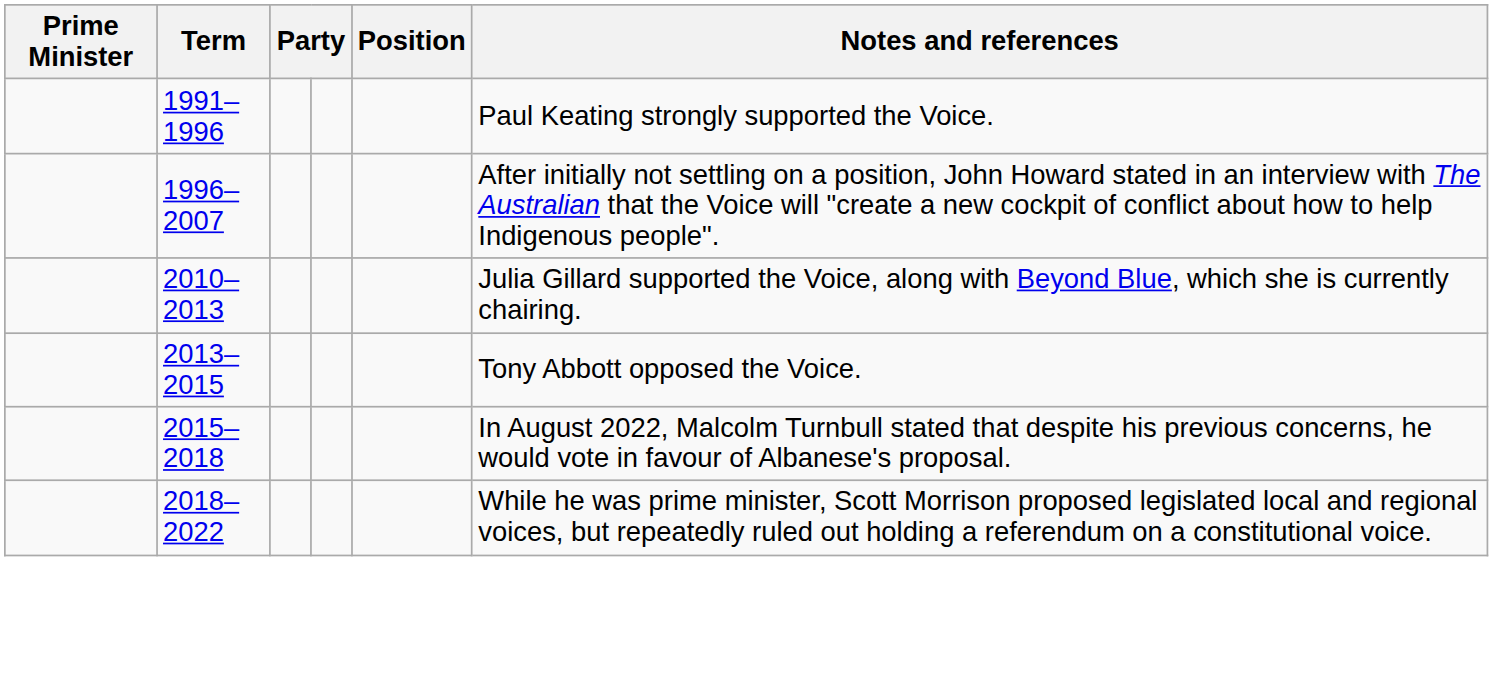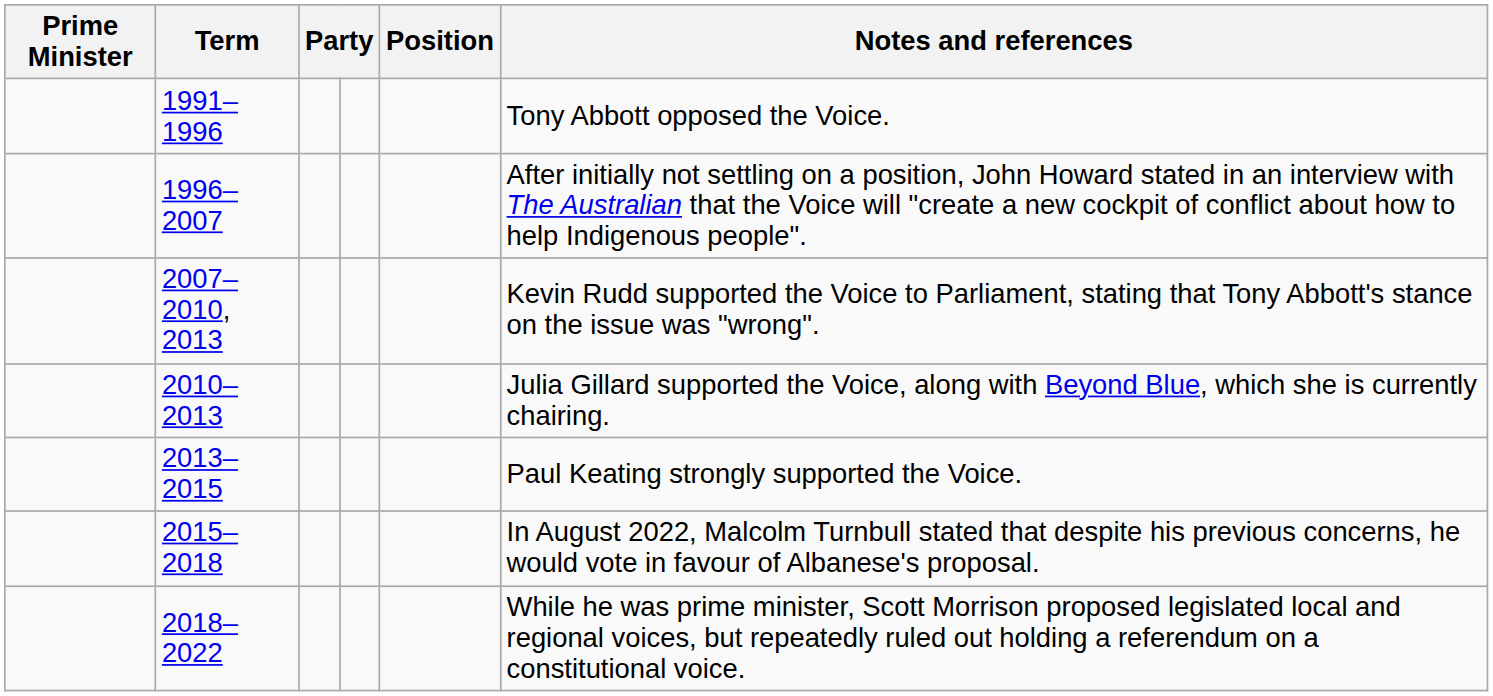(736, 115) Paul Keating strongly supported the Voice. -> (698, 115) Tony Abbott opposed the Voice.
+ row: (200, 310)
(670, 369) Tony Abbott opposed the Voice. -> (764, 474) Paul Keating strongly supported the Voice.
